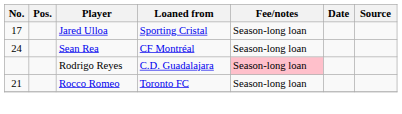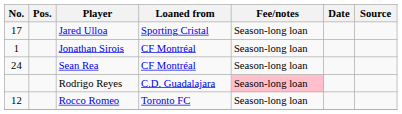+ row: (91, 48)
(17, 83) 21 -> (16, 101) 12
